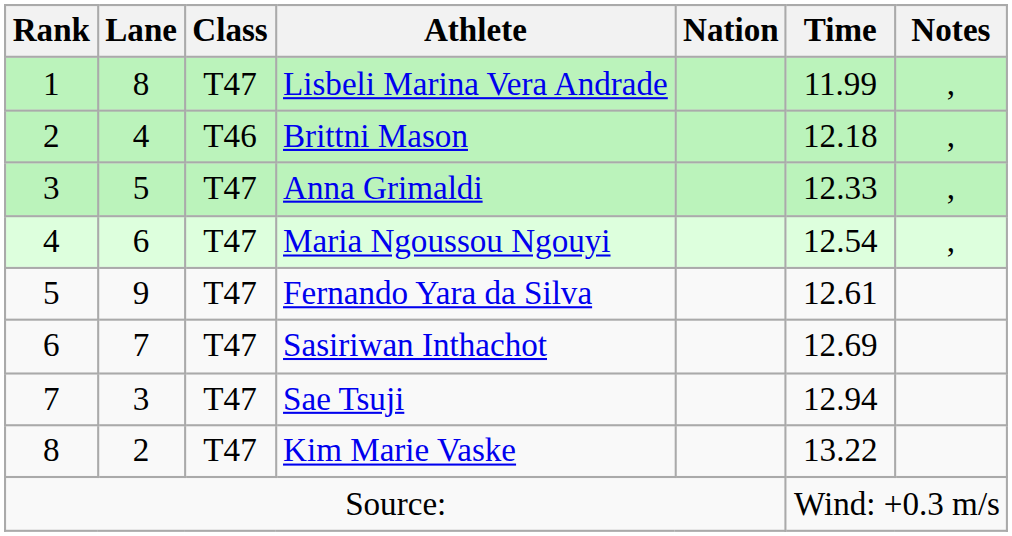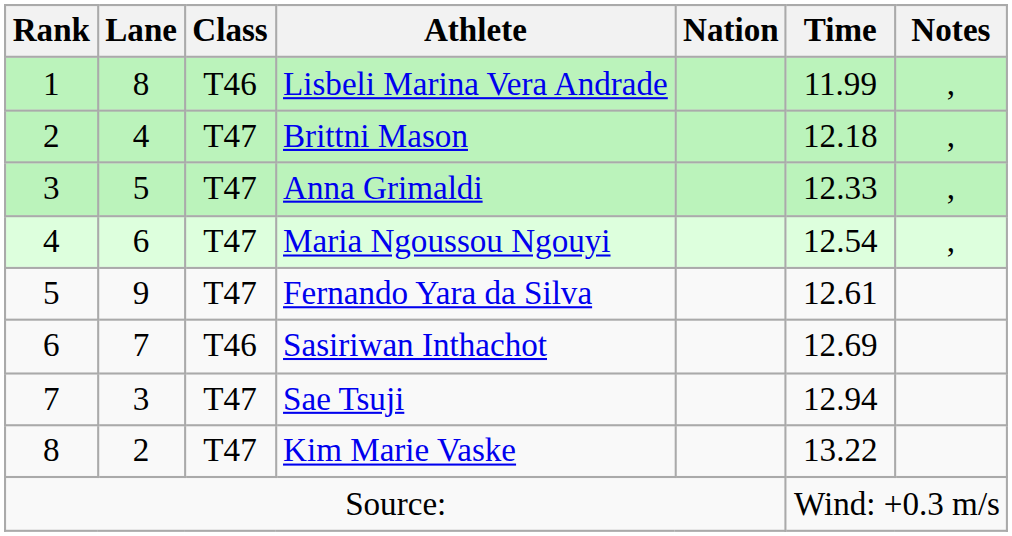(230, 83) T47 -> (230, 83) T46
(230, 135) T46 -> (230, 135) T47
(230, 345) T47 -> (230, 345) T46
